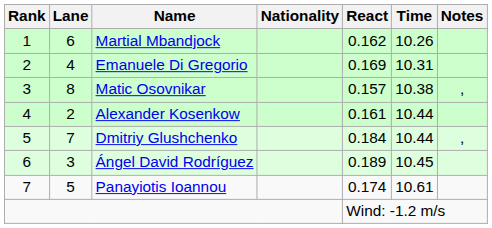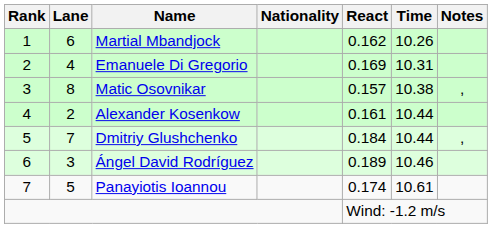(414, 162) 10.45 -> (414, 162) 10.46
